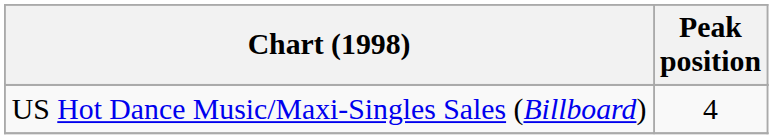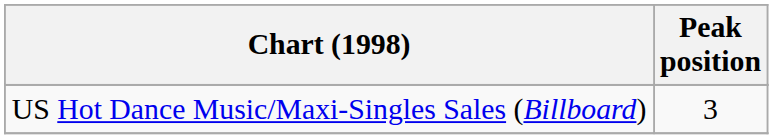(711, 108) 4 -> (711, 108) 3
